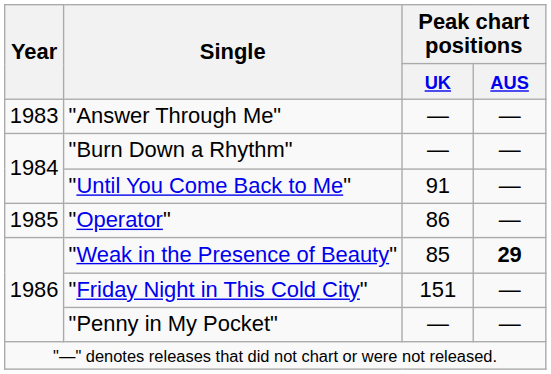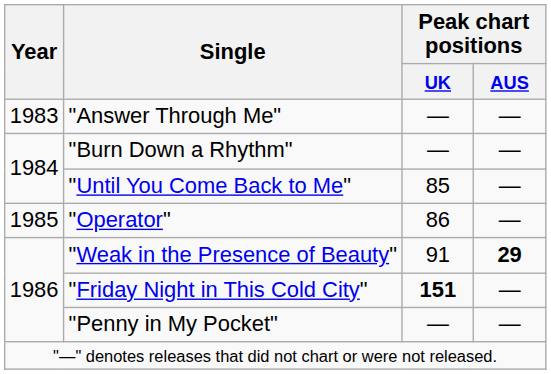(438, 185) 91 -> (438, 185) 85
(438, 255) 85 -> (438, 255) 91
(438, 289) normal -> (438, 289) bold
